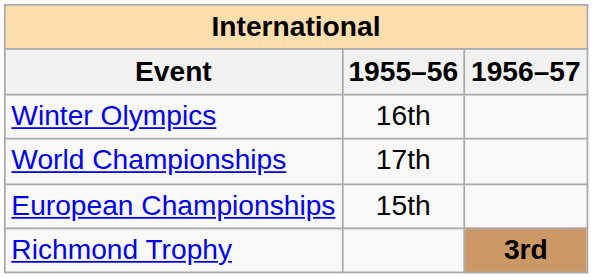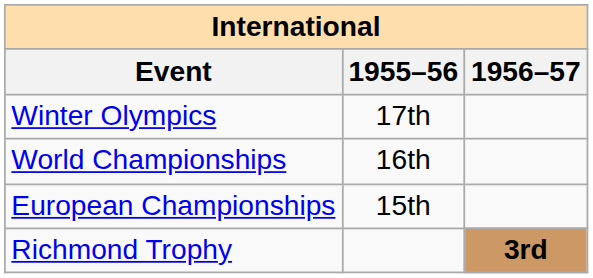(403, 116) 16th -> (403, 116) 17th
(403, 160) 17th -> (403, 160) 16th
